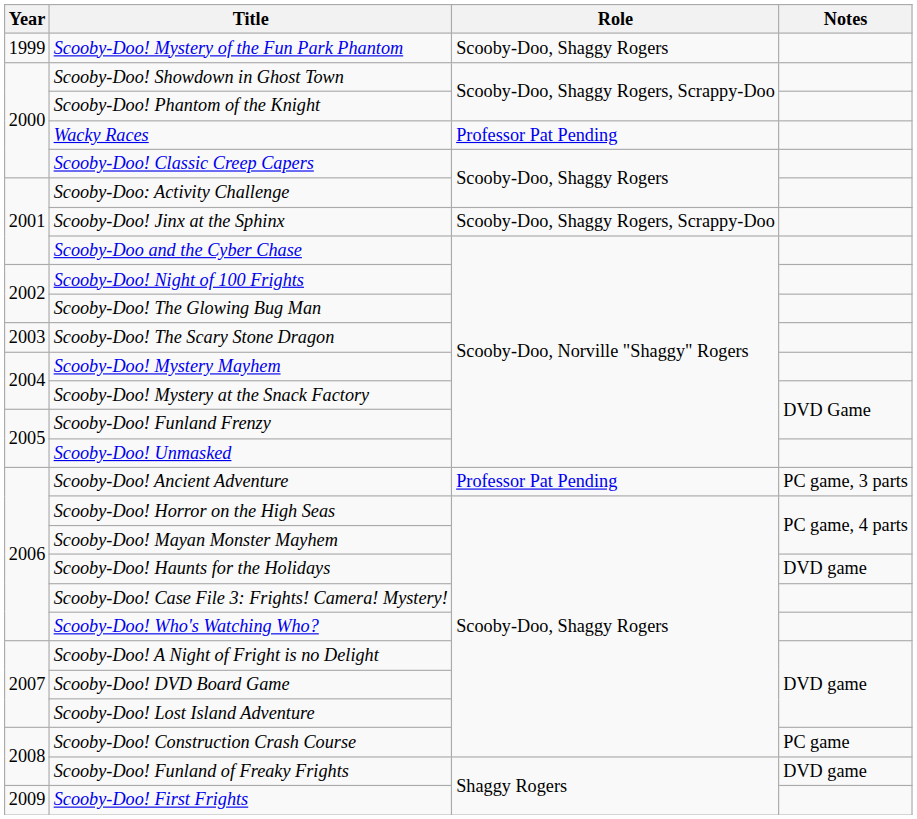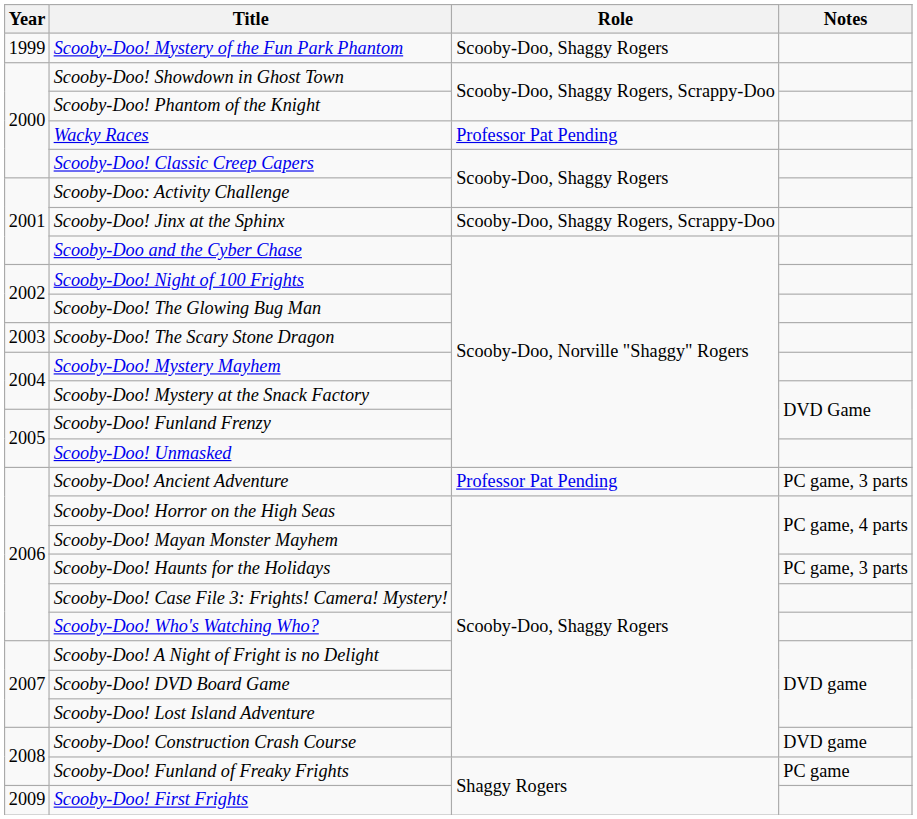(825, 568) DVD game -> (846, 568) PC game, 3 parts
(816, 742) PC game -> (825, 742) DVD game
(825, 771) DVD game -> (816, 771) PC game
